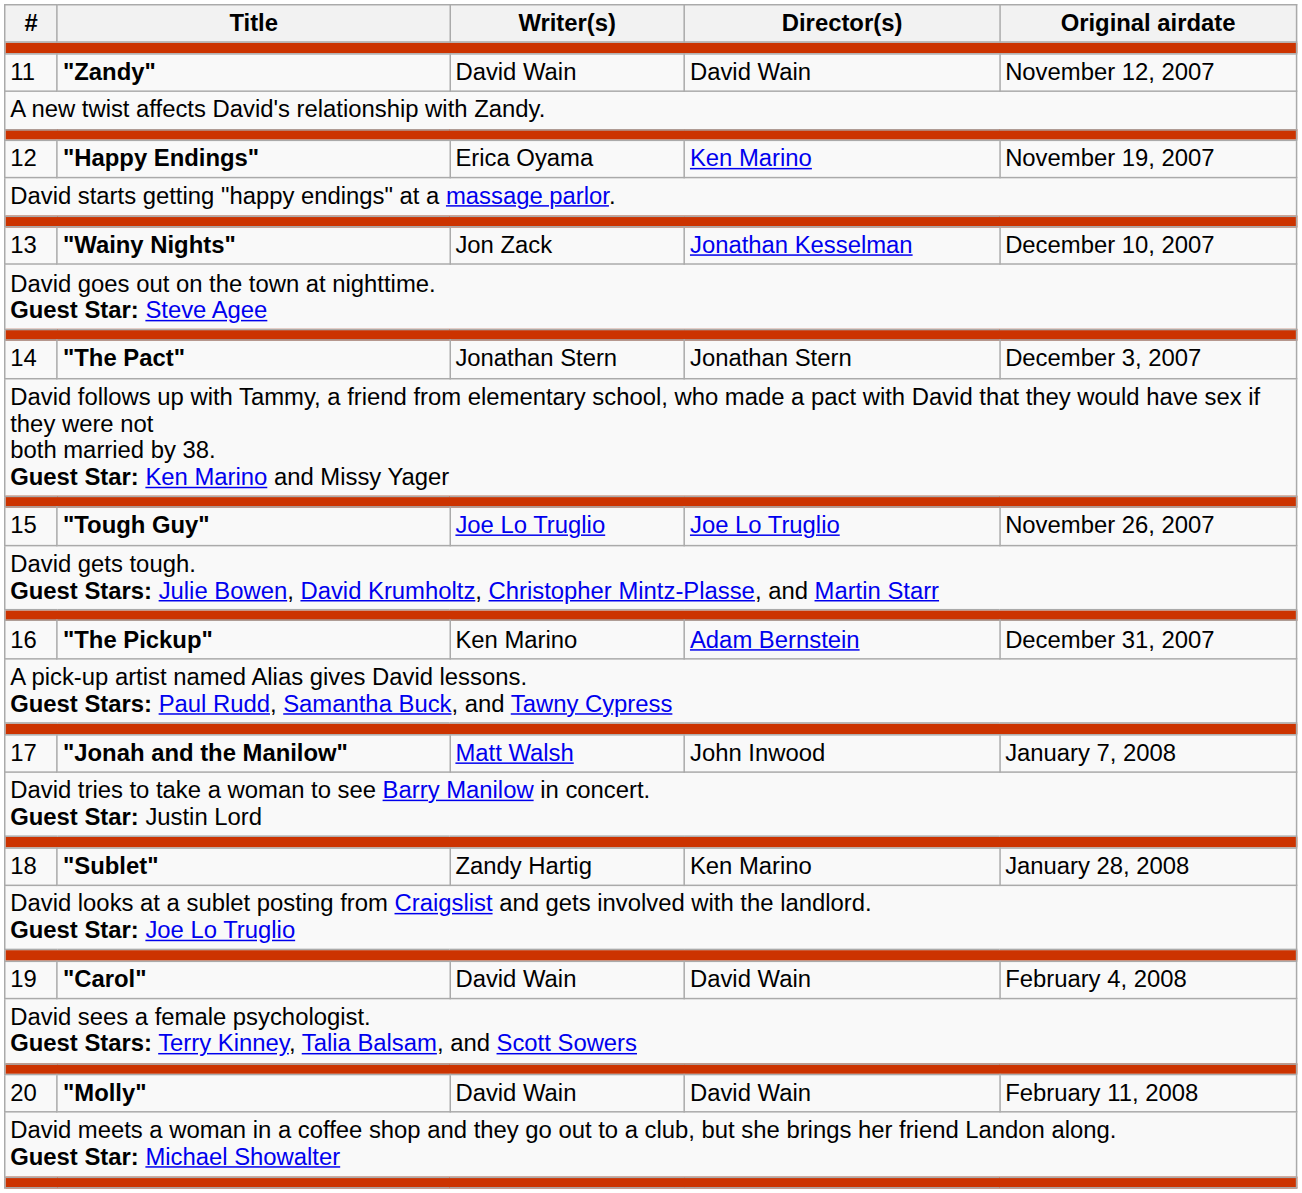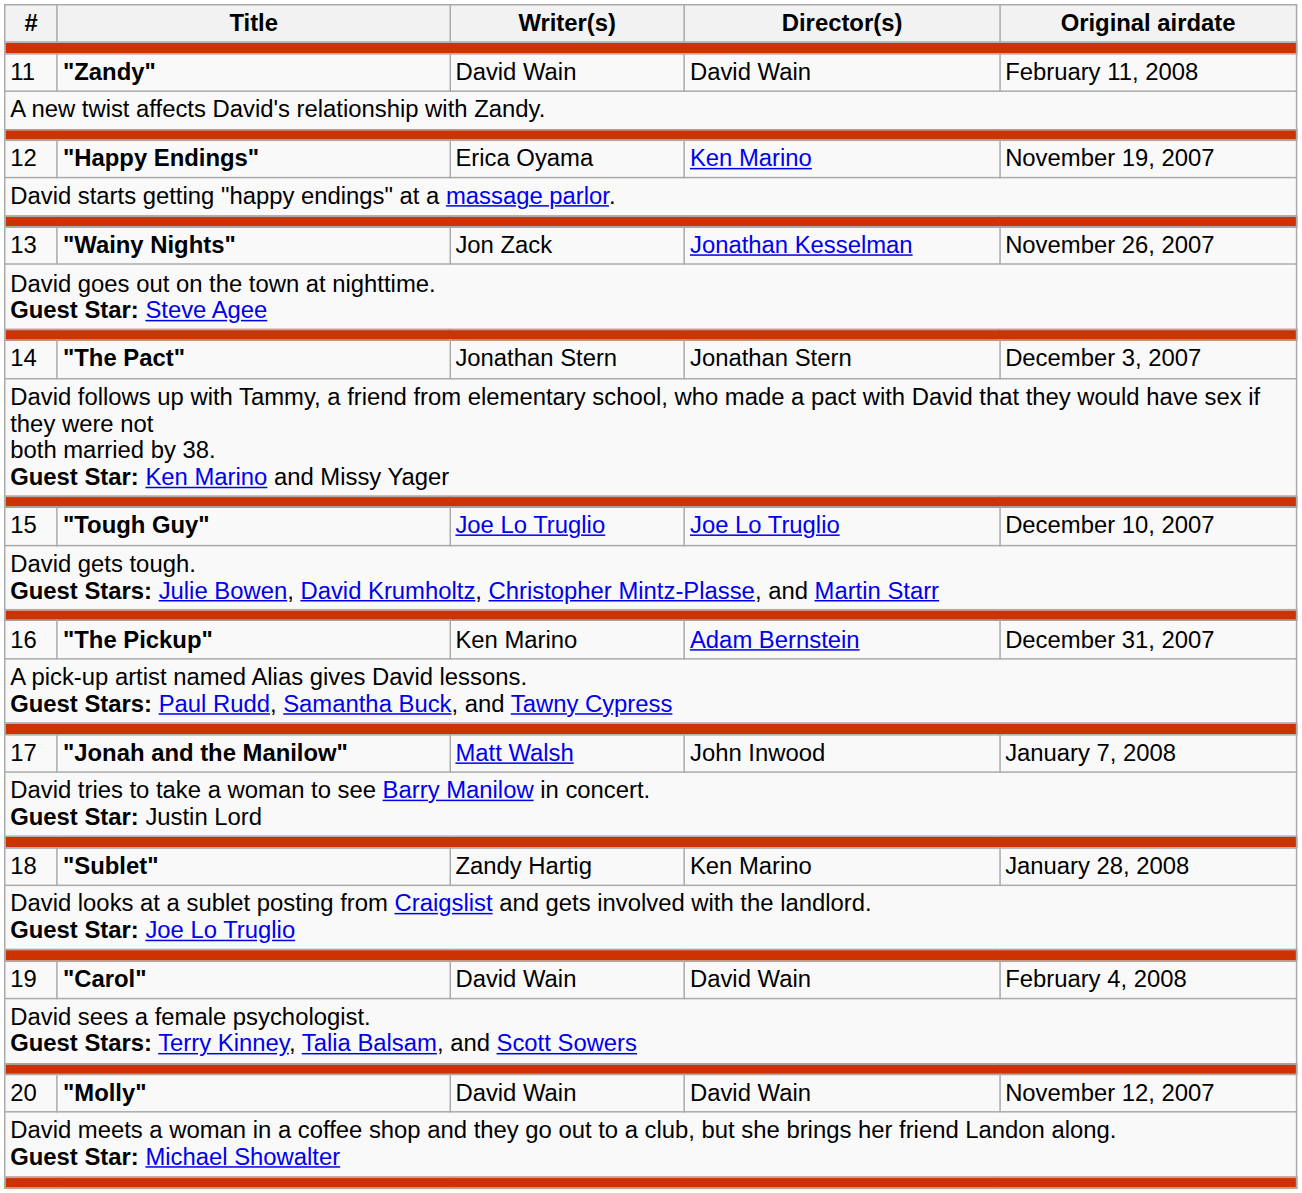(1110, 72) November 12, 2007 -> (1102, 72) February 11, 2008
(1110, 245) December 10, 2007 -> (1110, 245) November 26, 2007
(1110, 525) November 26, 2007 -> (1110, 525) December 10, 2007
(1102, 1093) February 11, 2008 -> (1110, 1093) November 12, 2007
